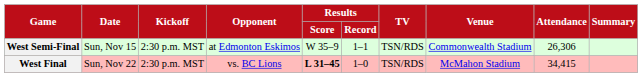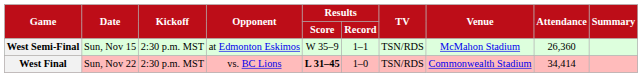(480, 47) Commonwealth Stadium -> (480, 47) McMahon Stadium
(562, 47) 26,306 -> (562, 47) 26,360
(480, 64) McMahon Stadium -> (480, 64) Commonwealth Stadium
(562, 64) 34,415 -> (562, 64) 34,414
